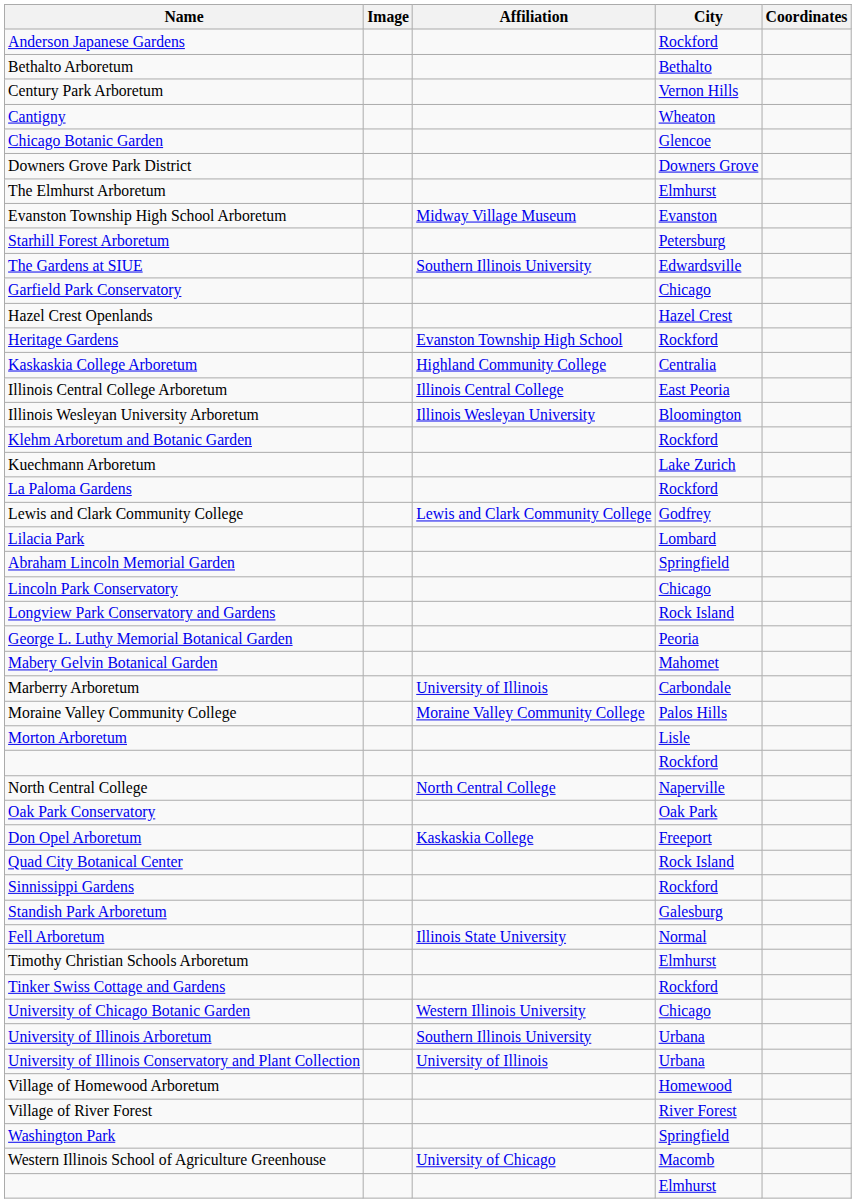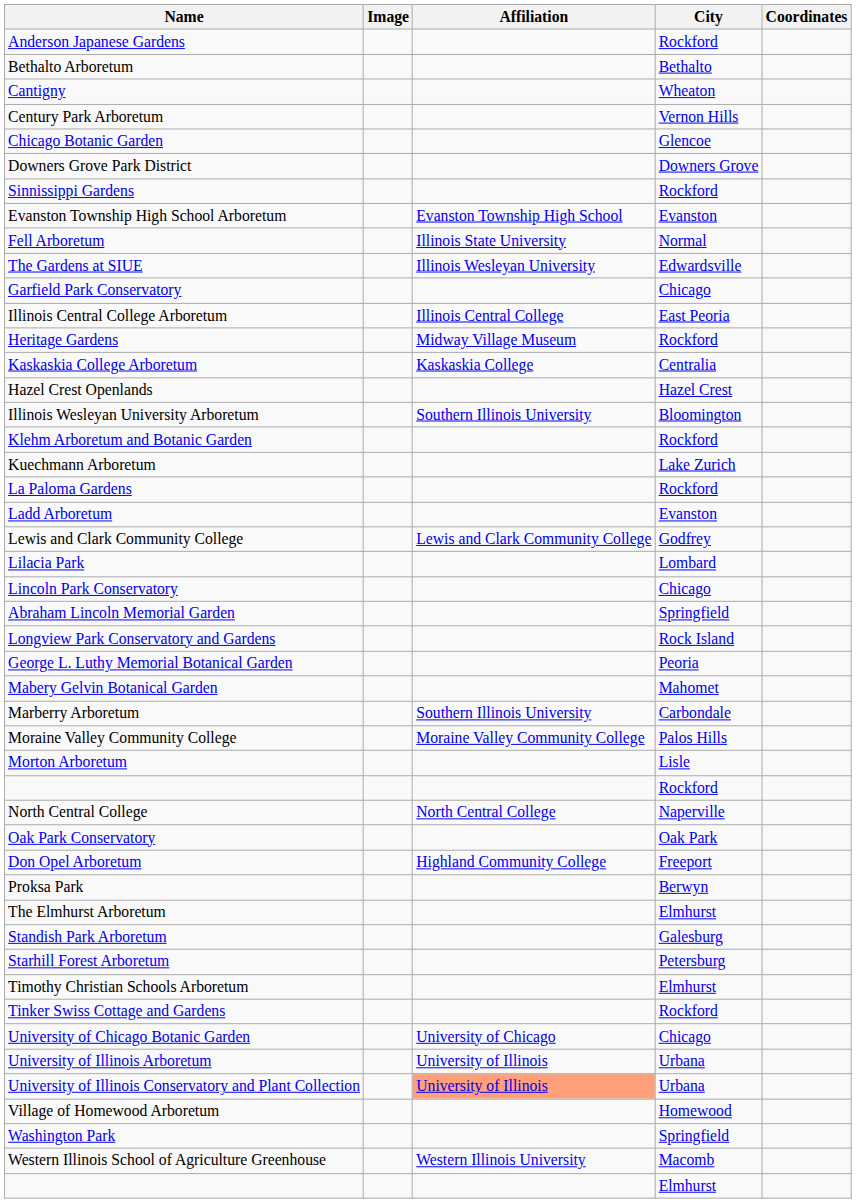rows swapped: (37, 116) <-> (86, 91)
rows swapped: (87, 191) <-> (71, 887)
(496, 215) Midway Village Museum -> (519, 215) Evanston Township High School
rows swapped: (56, 937) <-> (89, 240)
(504, 265) Southern Illinois University -> (506, 265) Illinois Wesleyan University
rows swapped: (80, 315) <-> (118, 389)
(519, 340) Evanston Township High School -> (496, 340) Midway Village Museum
(511, 365) Highland Community College -> (475, 365) Kaskaskia College
(506, 414) Illinois Wesleyan University -> (504, 414) Southern Illinois University
+ row: (60, 514)
rows swapped: (122, 564) <-> (93, 588)
(482, 688) University of Illinois -> (504, 713) Southern Illinois University
(475, 837) Kaskaskia College -> (511, 862) Highland Community College
+ row: (46, 887)
- row: (95, 862)
(501, 1011) Western Illinois University -> (486, 1036) University of Chicago
(504, 1036) Southern Illinois University -> (482, 1061) University of Illinois
(482, 1061) no background -> (482, 1086) lightsalmon background
- row: (80, 1111)
(486, 1160) University of Chicago -> (501, 1160) Western Illinois University
